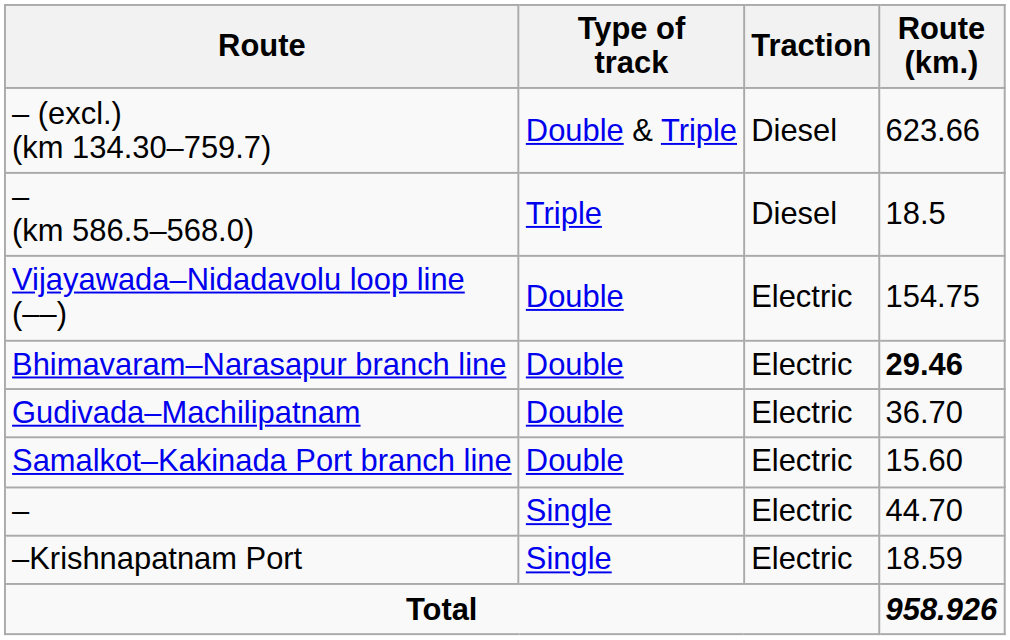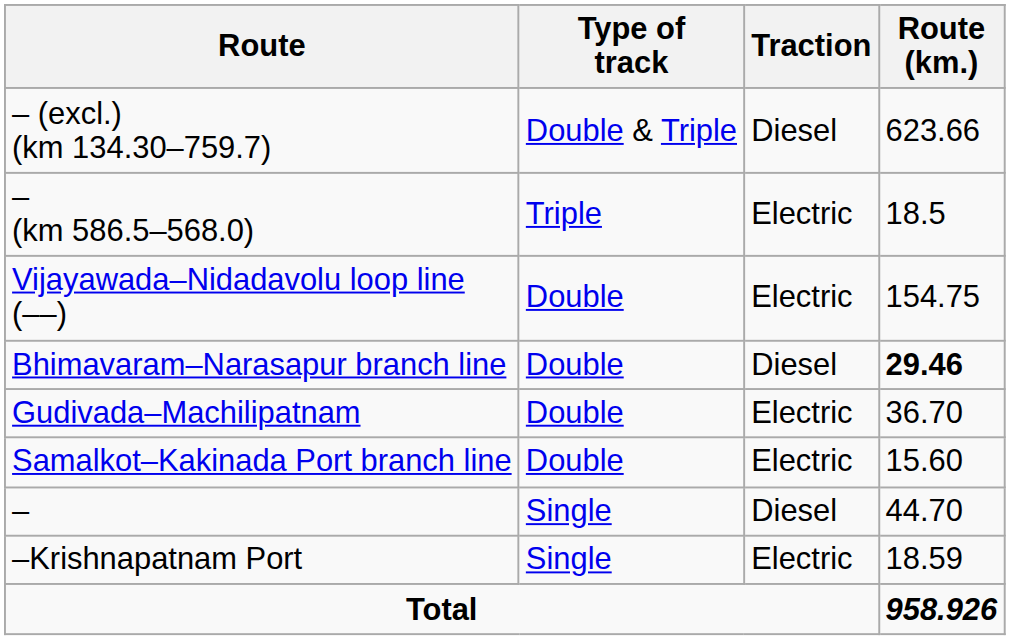(794, 213) Diesel -> (802, 213) Electric
(802, 363) Electric -> (794, 363) Diesel
(802, 510) Electric -> (794, 510) Diesel
